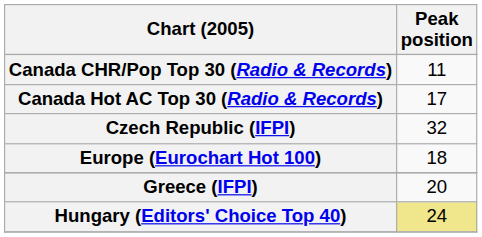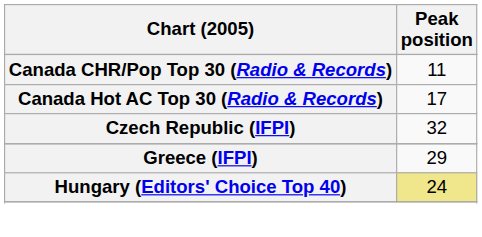- row: (200, 157)
(437, 187) 20 -> (437, 157) 29
